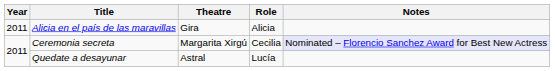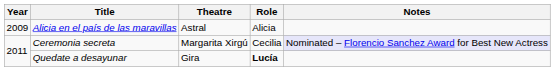(17, 27) 2011 -> (17, 27) 2009
(190, 27) Gira -> (194, 27) Astral
(193, 58) Astral -> (190, 58) Gira
(263, 58) normal -> (265, 58) bold
